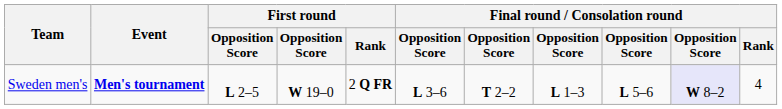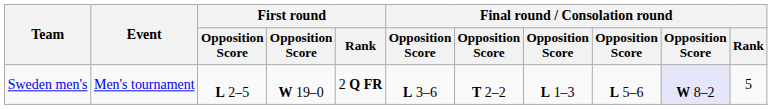(149, 85) bold -> (144, 85) normal
(758, 85) 4 -> (748, 85) 5
